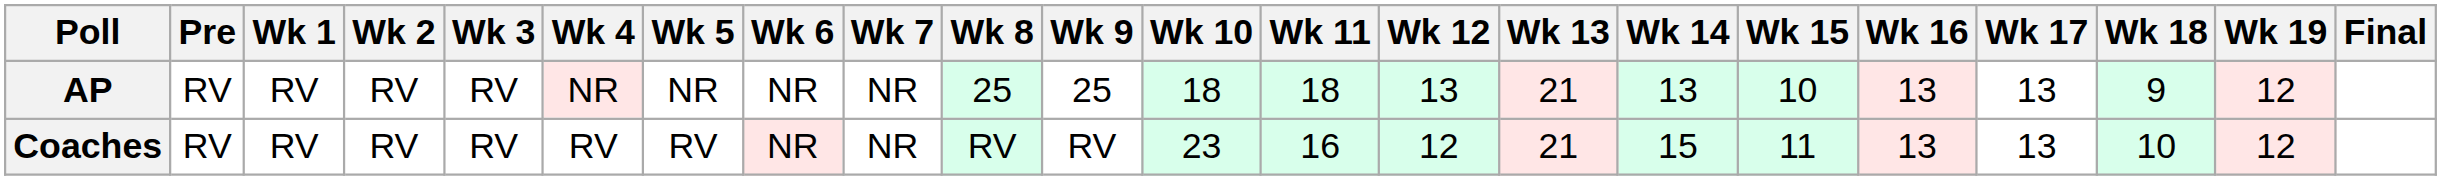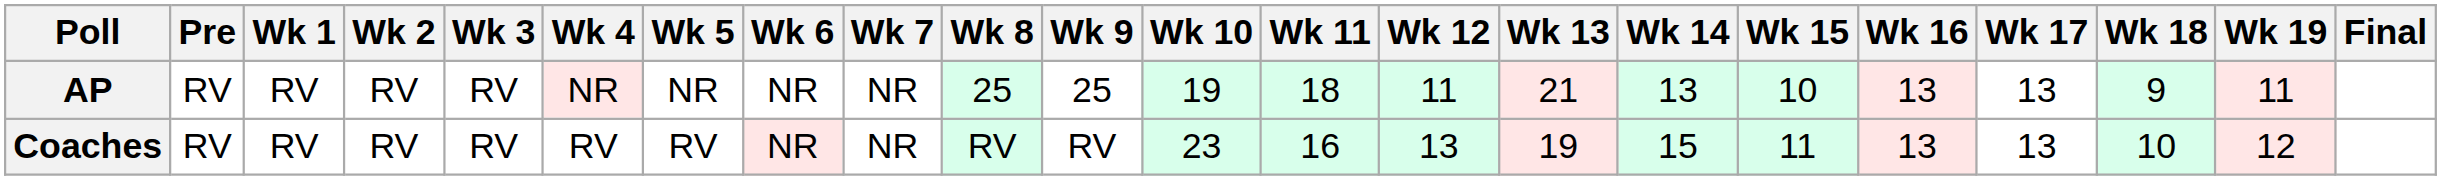(1202, 89) 18 -> (1202, 89) 19
(1439, 89) 13 -> (1439, 89) 11
(2276, 89) 12 -> (2276, 89) 11
(1439, 145) 12 -> (1439, 145) 13
(1558, 145) 21 -> (1558, 145) 19
